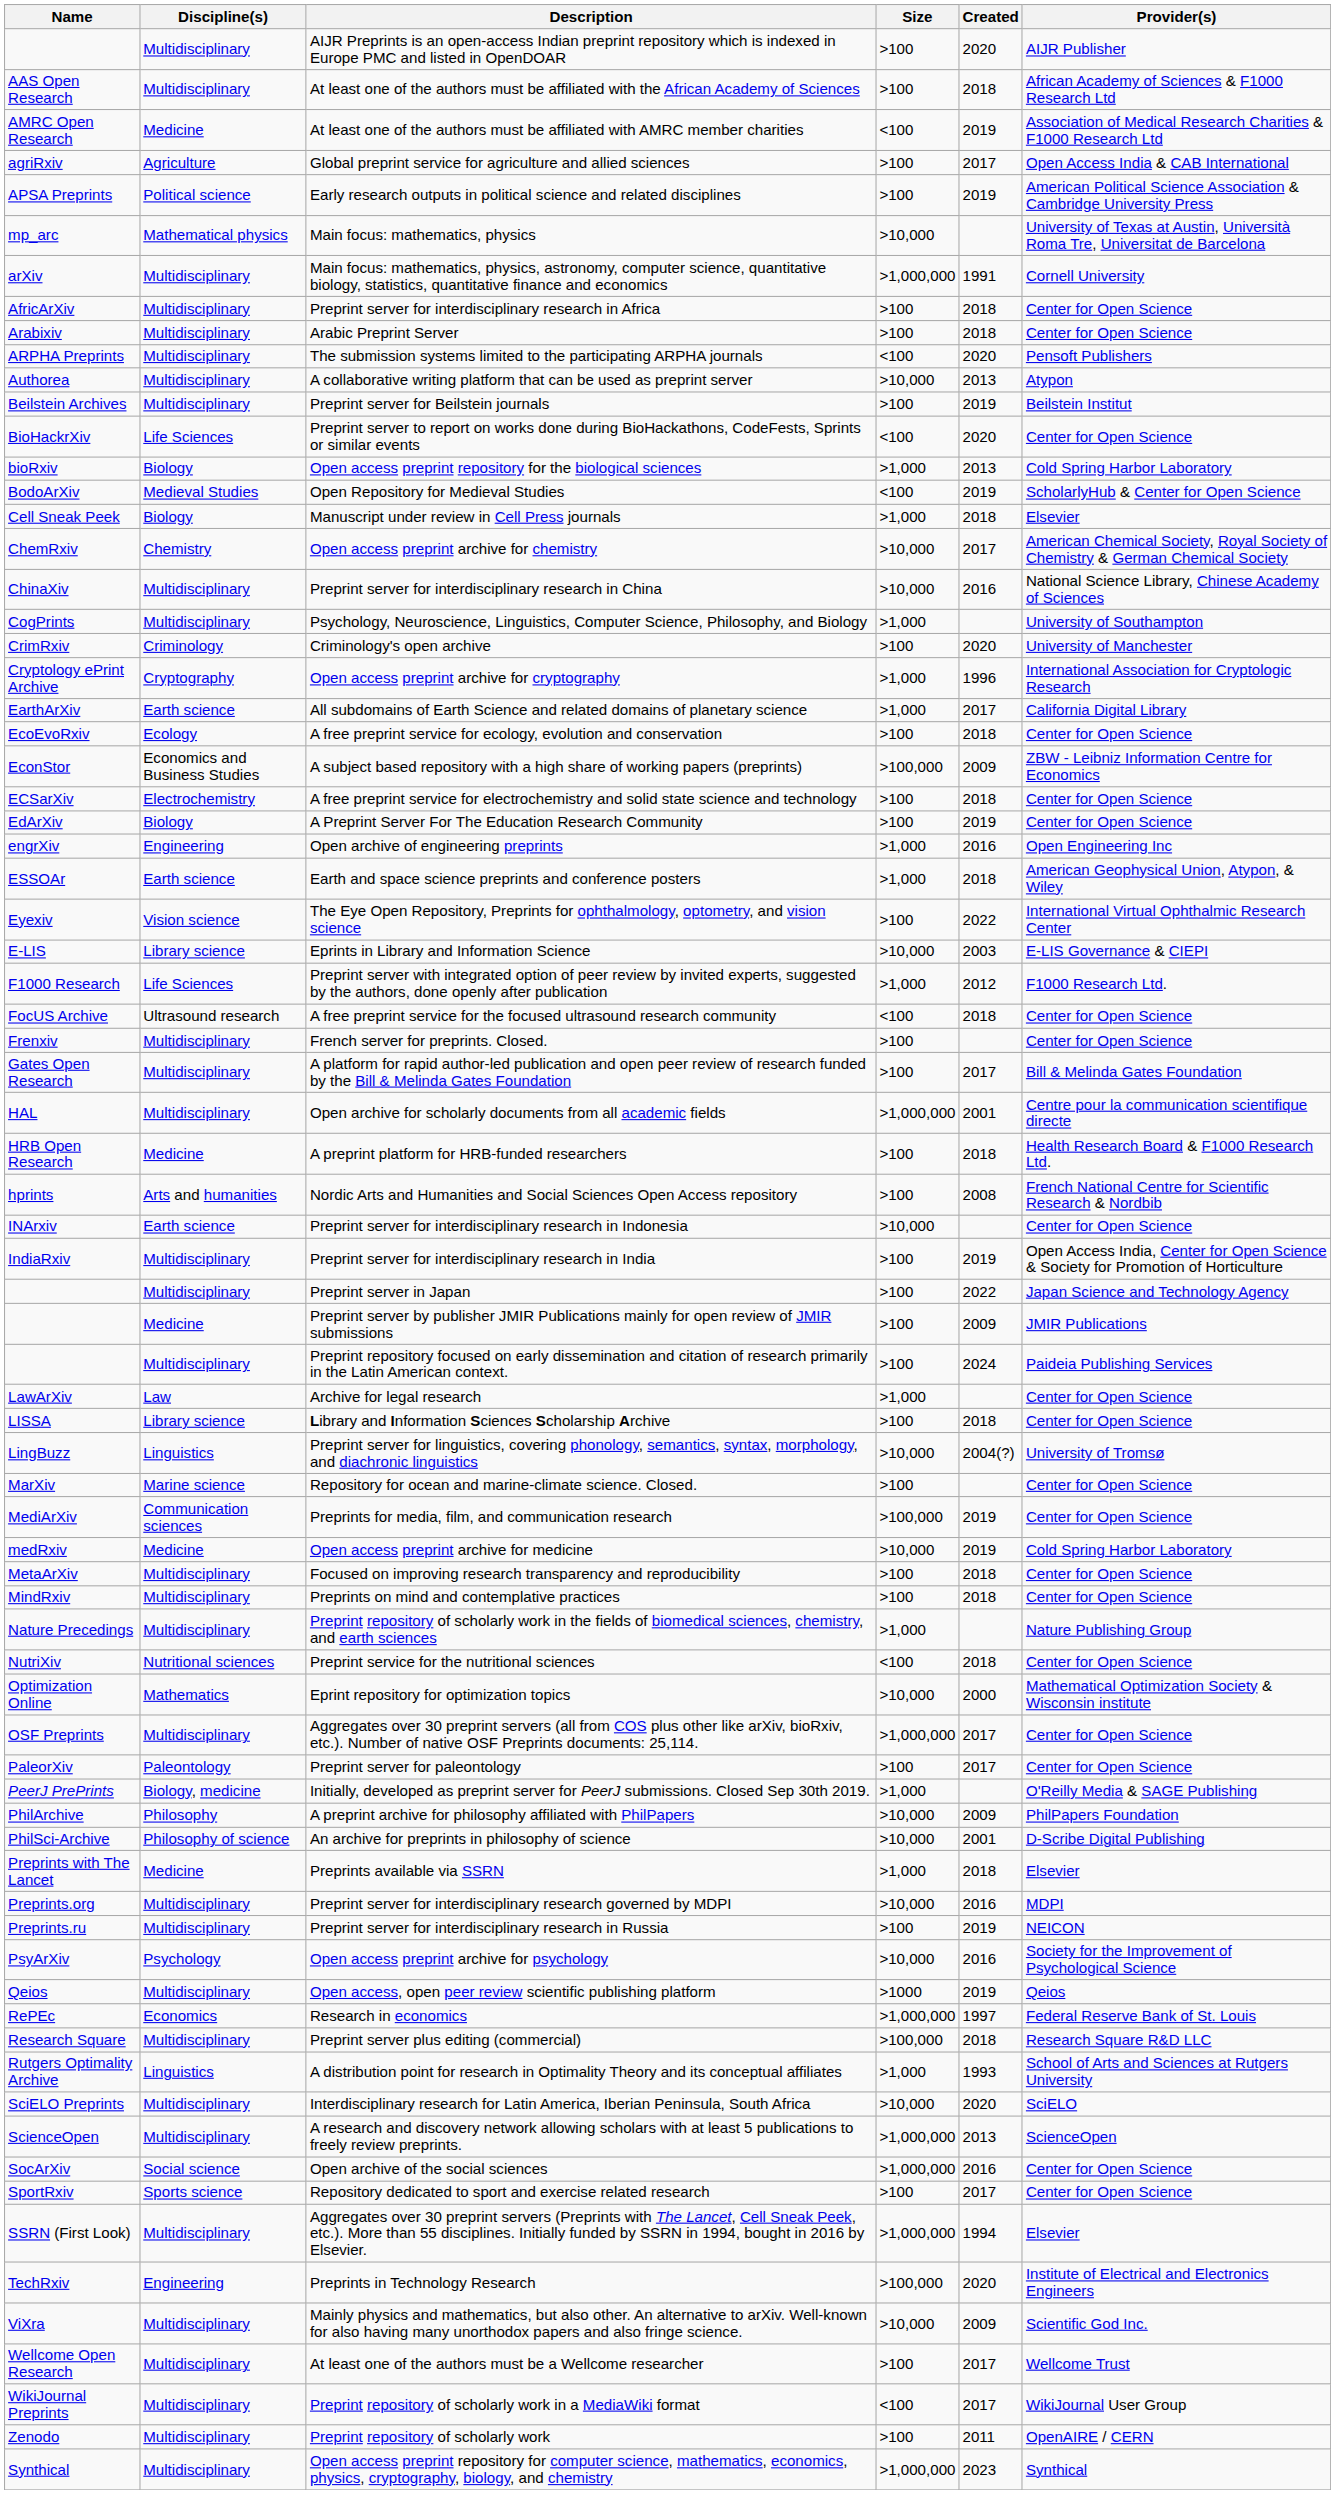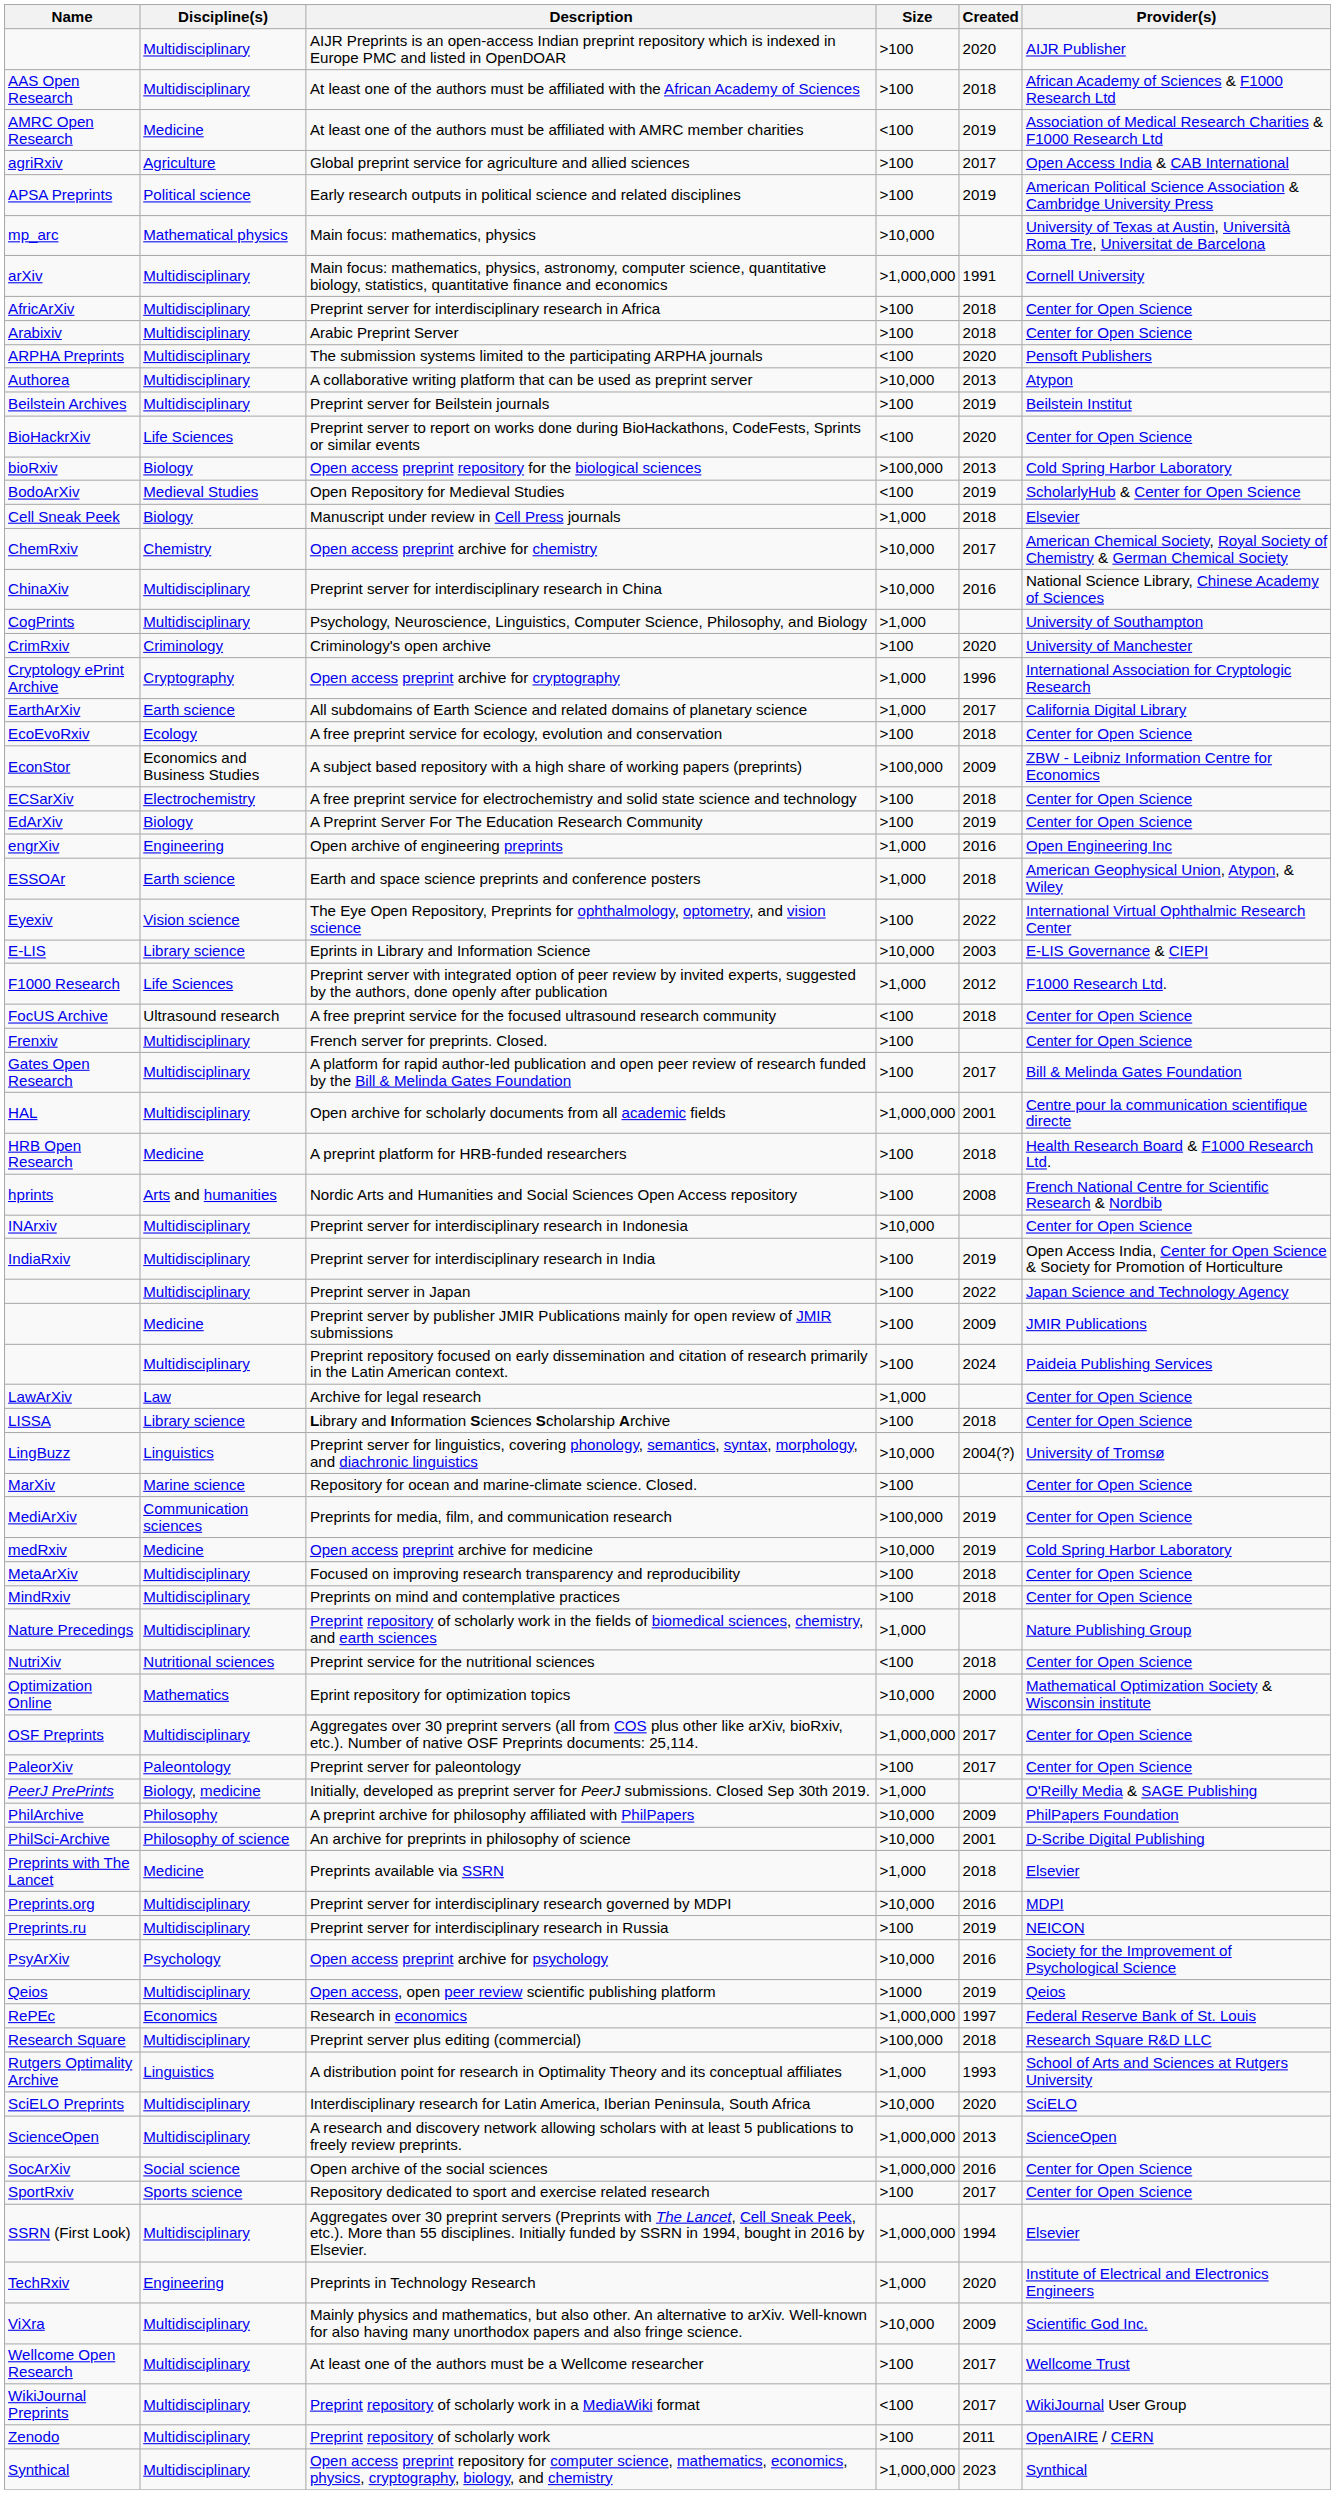(903, 469) >1,000 -> (911, 469) >100,000
(189, 1227) Earth science -> (197, 1227) Multidisciplinary
(911, 2283) >100,000 -> (903, 2283) >1,000
